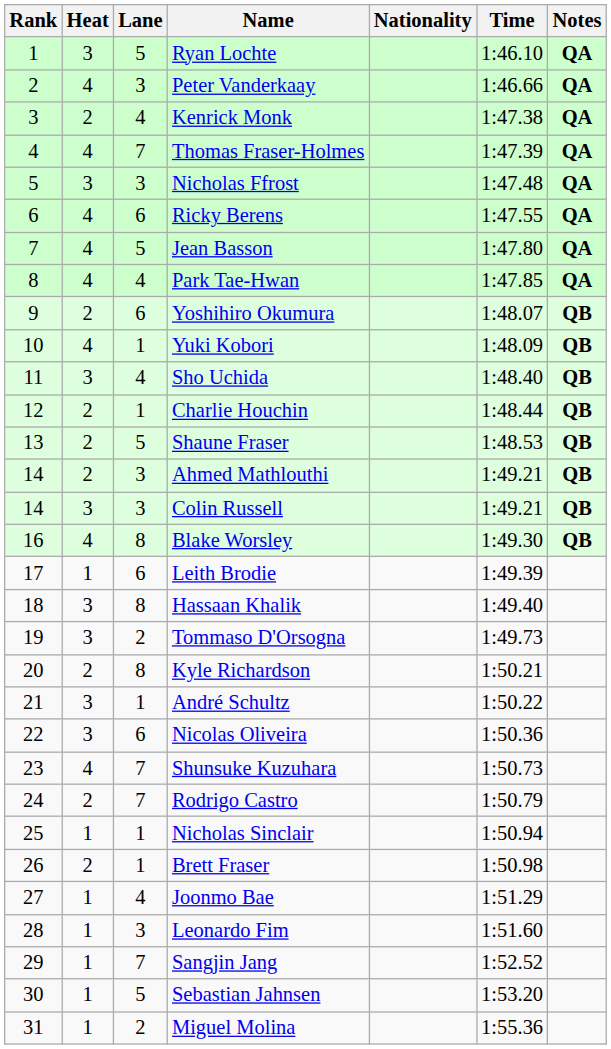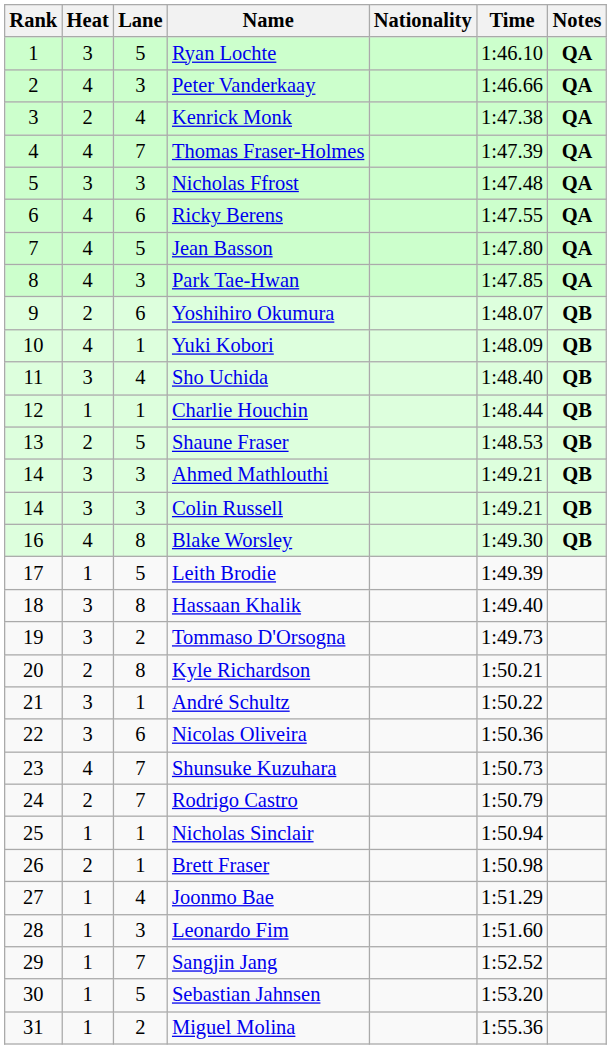(140, 280) 4 -> (140, 280) 3
(88, 410) 2 -> (88, 410) 1
(88, 475) 2 -> (88, 475) 3
(140, 572) 6 -> (140, 572) 5
